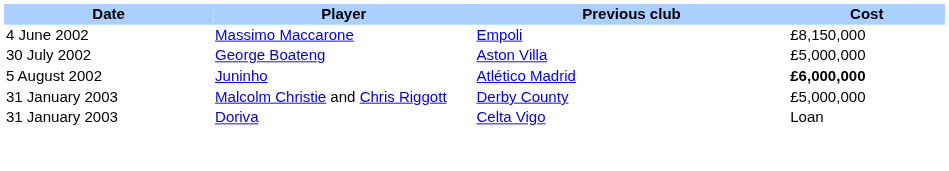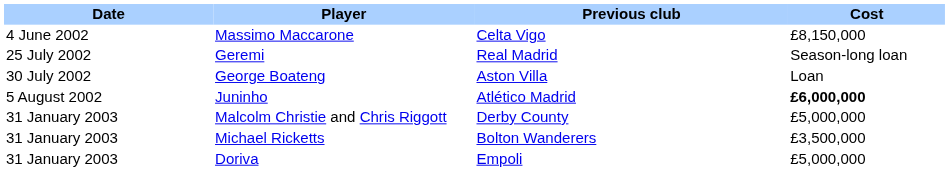(499, 35) Empoli -> (511, 35) Celta Vigo
+ row: (240, 55)
(828, 55) £5,000,000 -> (807, 76) Loan
+ row: (270, 138)
(511, 117) Celta Vigo -> (499, 159) Empoli
(807, 117) Loan -> (828, 159) £5,000,000
